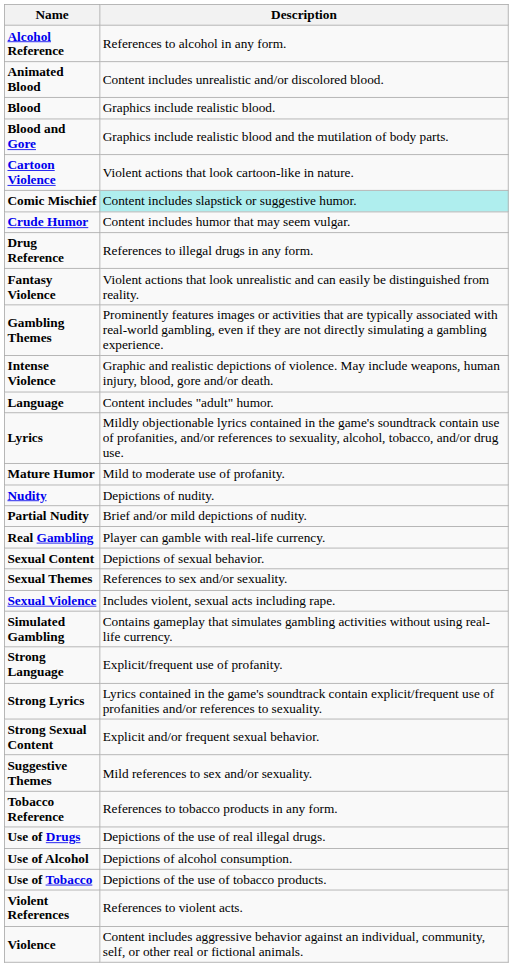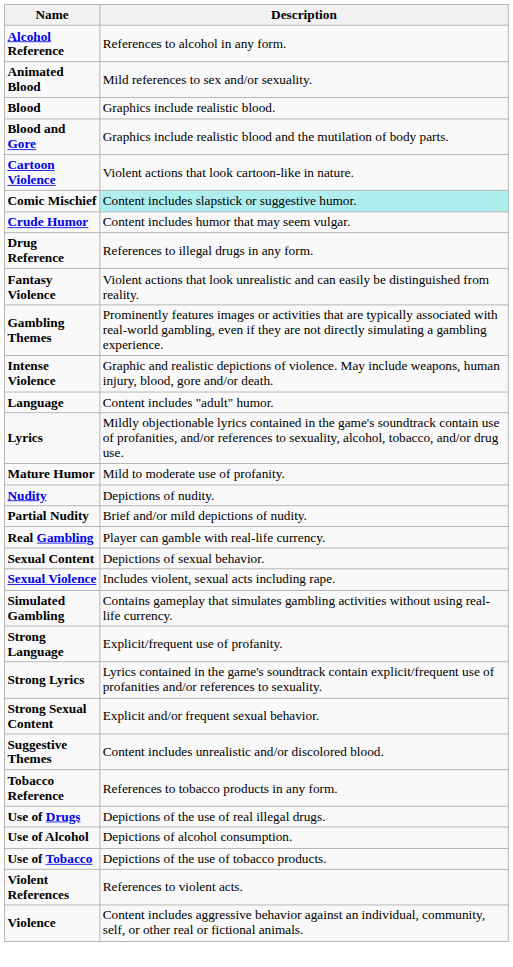(243, 79) Content includes unrealistic and/or discolored blood. -> (207, 79) Mild references to sex and/or sexuality.
- row: (50, 579)
(207, 773) Mild references to sex and/or sexuality. -> (243, 752) Content includes unrealistic and/or discolored blood.
